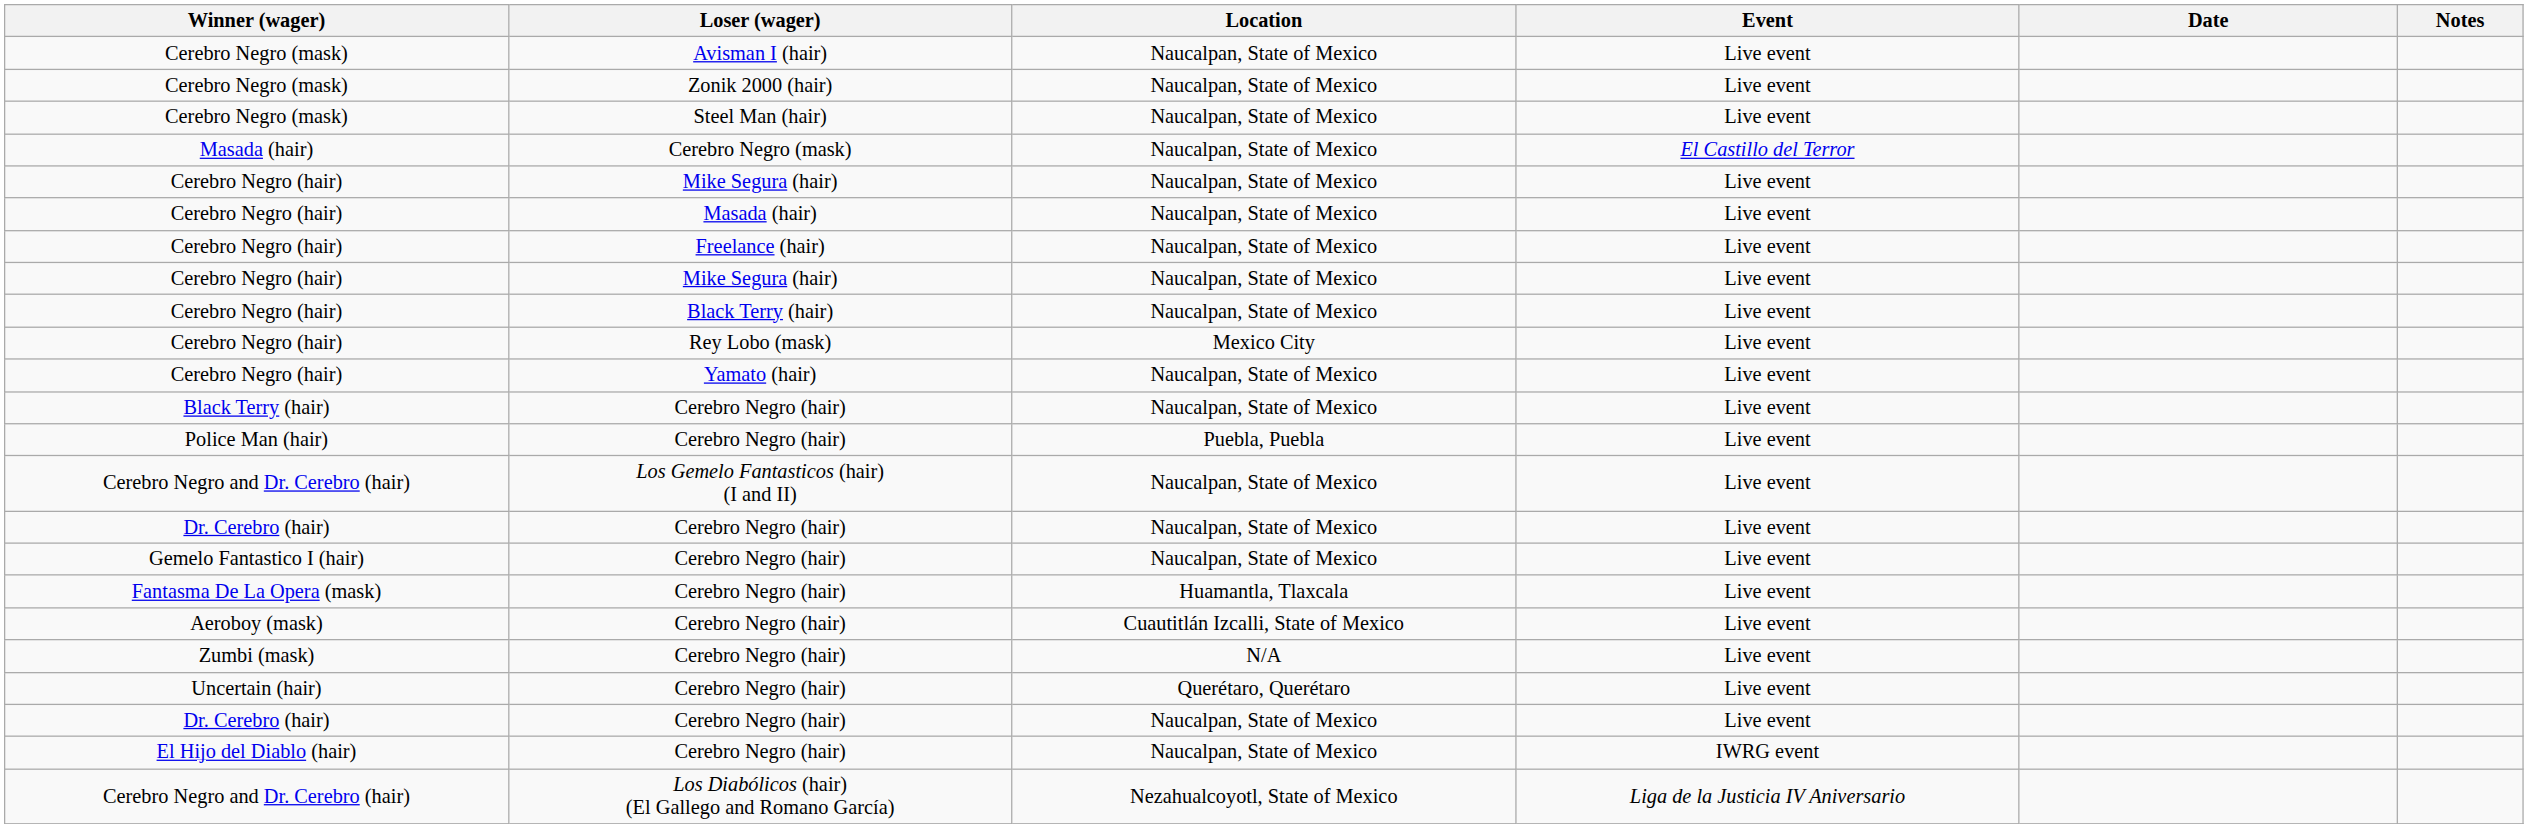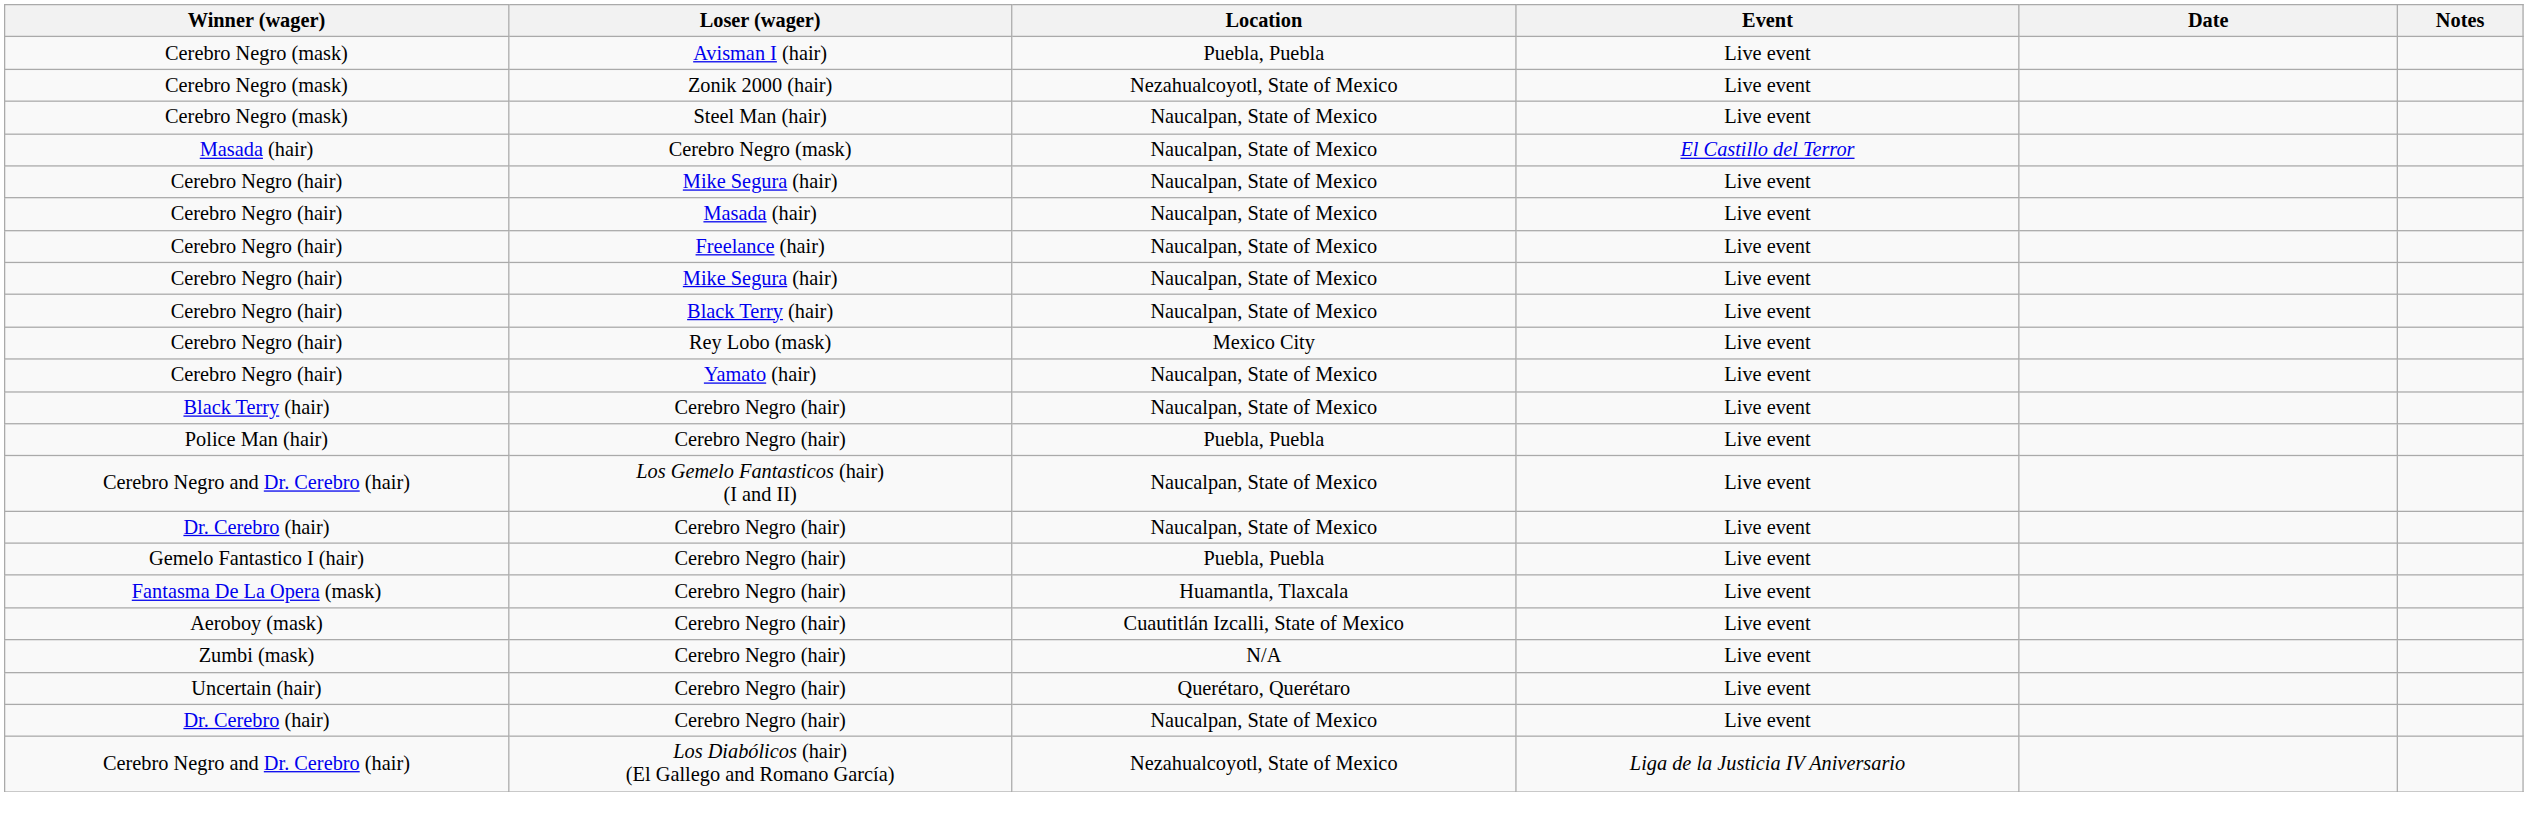(1264, 52) Naucalpan, State of Mexico -> (1264, 52) Puebla, Puebla
(1264, 85) Naucalpan, State of Mexico -> (1264, 85) Nezahualcoyotl, State of Mexico
(1264, 559) Naucalpan, State of Mexico -> (1264, 559) Puebla, Puebla
- row: (256, 752)
